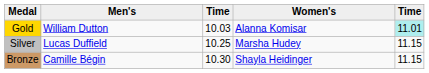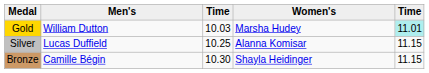(271, 28) Alanna Komisar -> (268, 28) Marsha Hudey
(268, 44) Marsha Hudey -> (271, 44) Alanna Komisar
